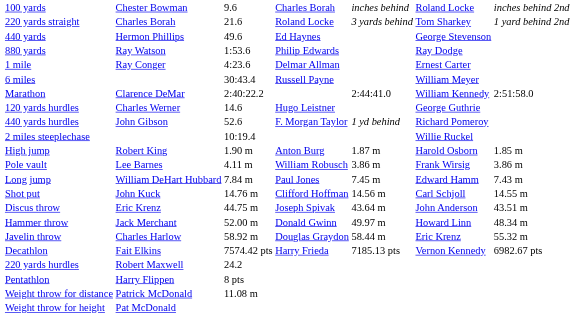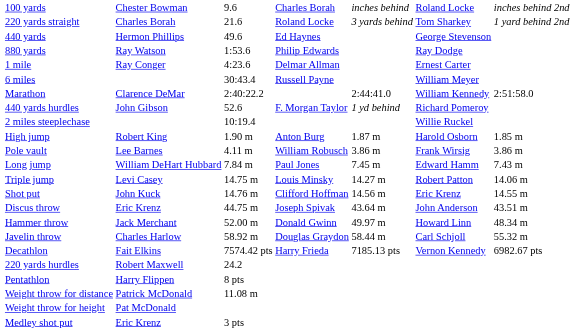- row: (42, 108)
+ row: (29, 179)
(440, 193) Carl Schjoll -> (438, 193) Eric Krenz
(438, 236) Eric Krenz -> (440, 236) Carl Schjoll
+ row: (39, 322)
